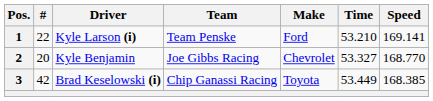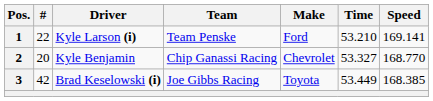(213, 58) Joe Gibbs Racing -> (222, 58) Chip Ganassi Racing
(222, 80) Chip Ganassi Racing -> (213, 80) Joe Gibbs Racing
